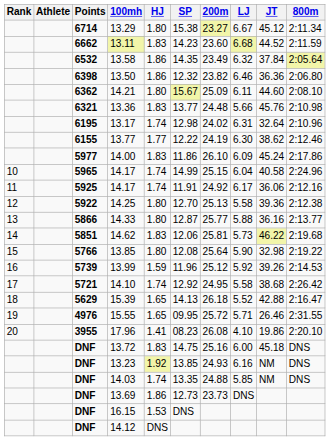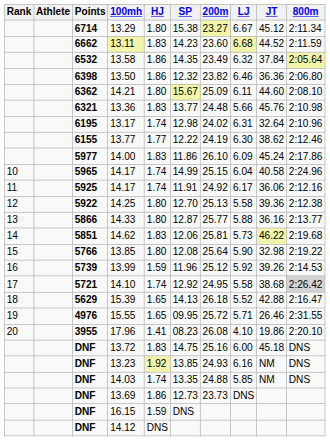(306, 284) no background -> (306, 284) lightgrey background
(157, 412) 1.53 -> (157, 412) 1.59
